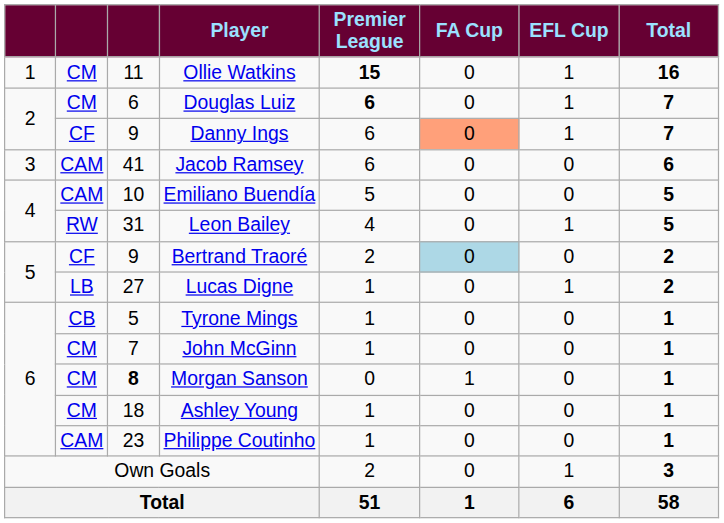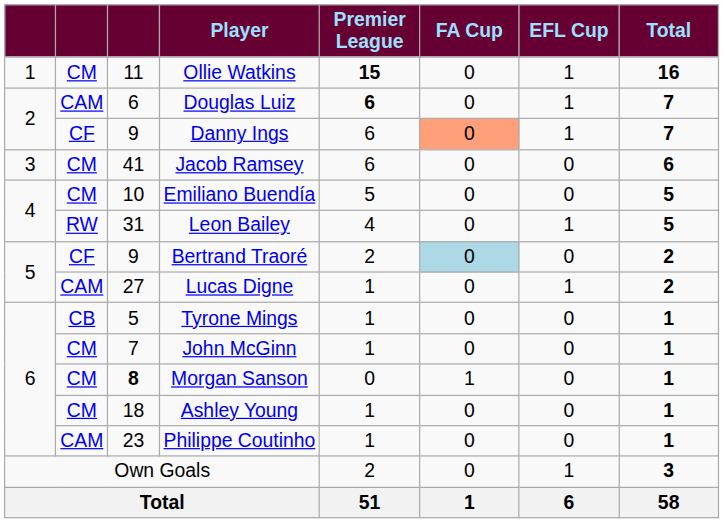(82, 103) CM -> (82, 103) CAM
(82, 164) CAM -> (82, 164) CM
(82, 195) CAM -> (82, 195) CM
(82, 287) LB -> (82, 287) CAM
